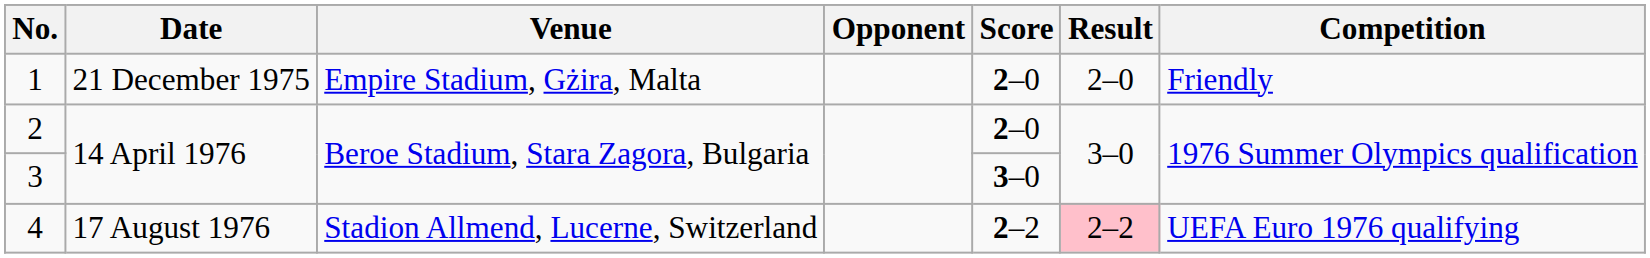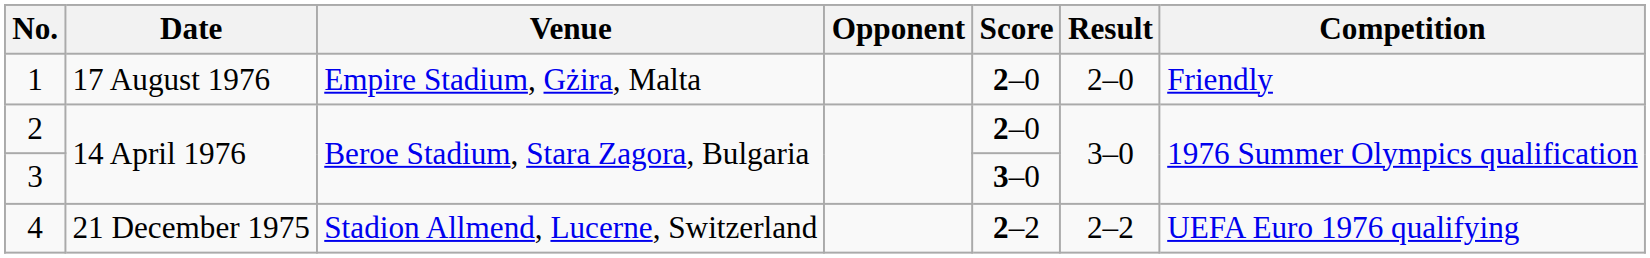(191, 78) 21 December 1975 -> (171, 78) 17 August 1976
(171, 227) 17 August 1976 -> (191, 227) 21 December 1975
(1110, 227) pink background -> (1110, 227) no background
